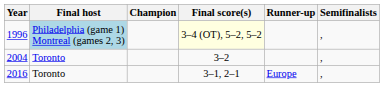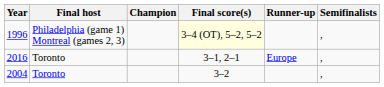(79, 35) lightblue background -> (79, 35) no background
rows swapped: (17, 57) <-> (17, 73)
